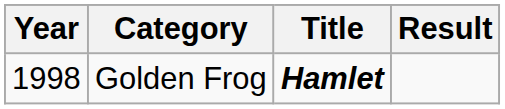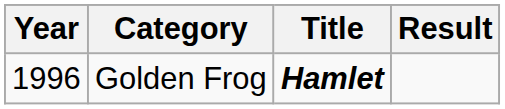(46, 77) 1998 -> (46, 77) 1996
